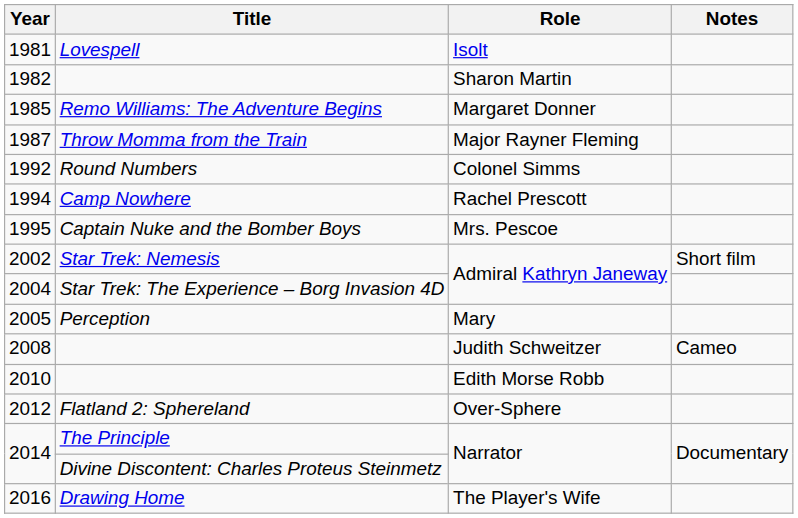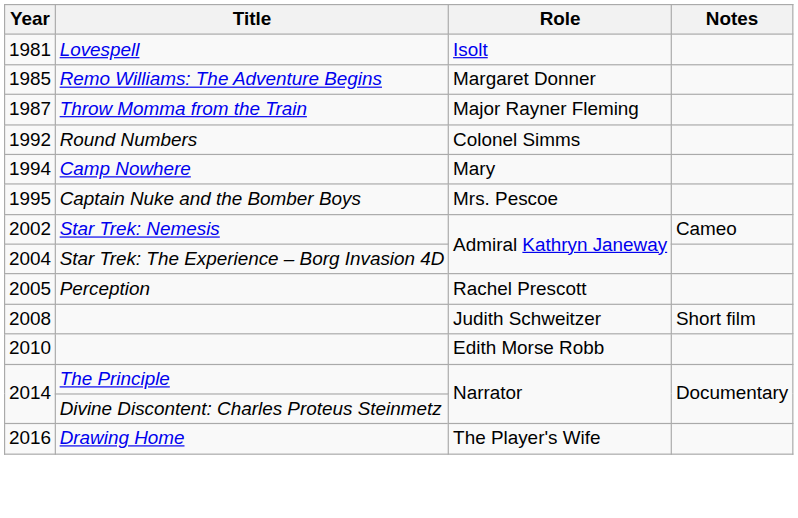- row: (30, 79)
(520, 199) Rachel Prescott -> (474, 169) Mary
(716, 259) Short film -> (706, 229) Cameo
(474, 318) Mary -> (520, 288) Rachel Prescott
(706, 348) Cameo -> (716, 318) Short film
- row: (30, 408)
